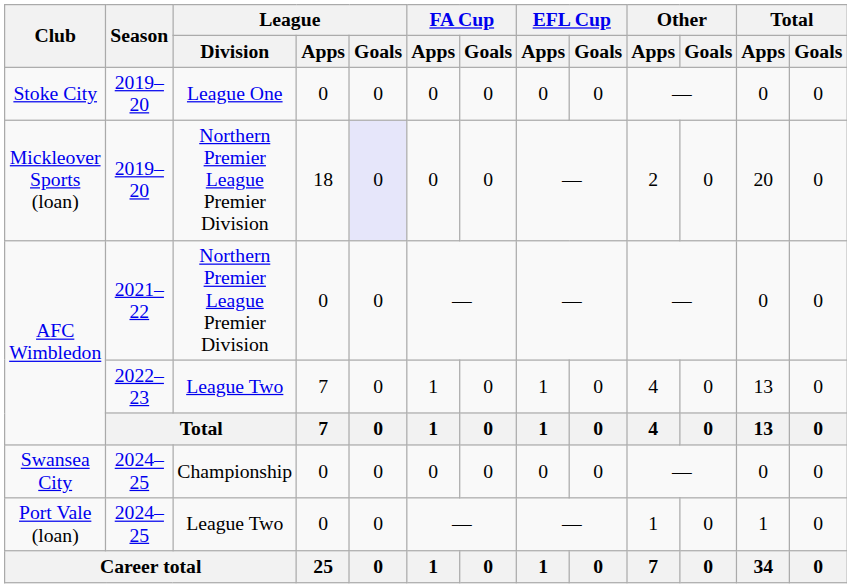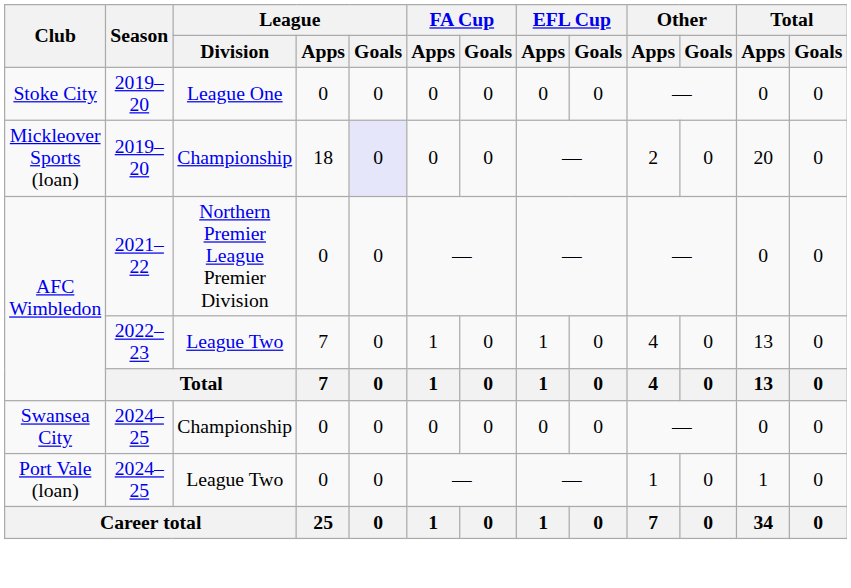(235, 180) Northern Premier League Premier Division -> (235, 158) Championship
